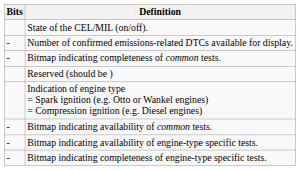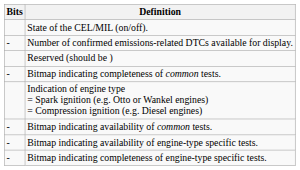rows swapped: (70, 74) <-> (124, 58)
